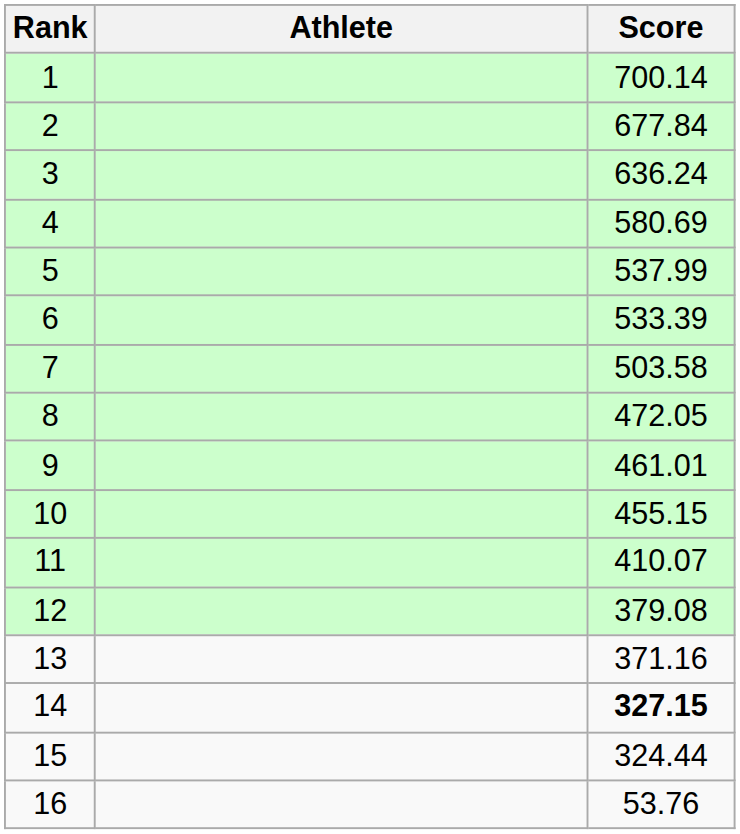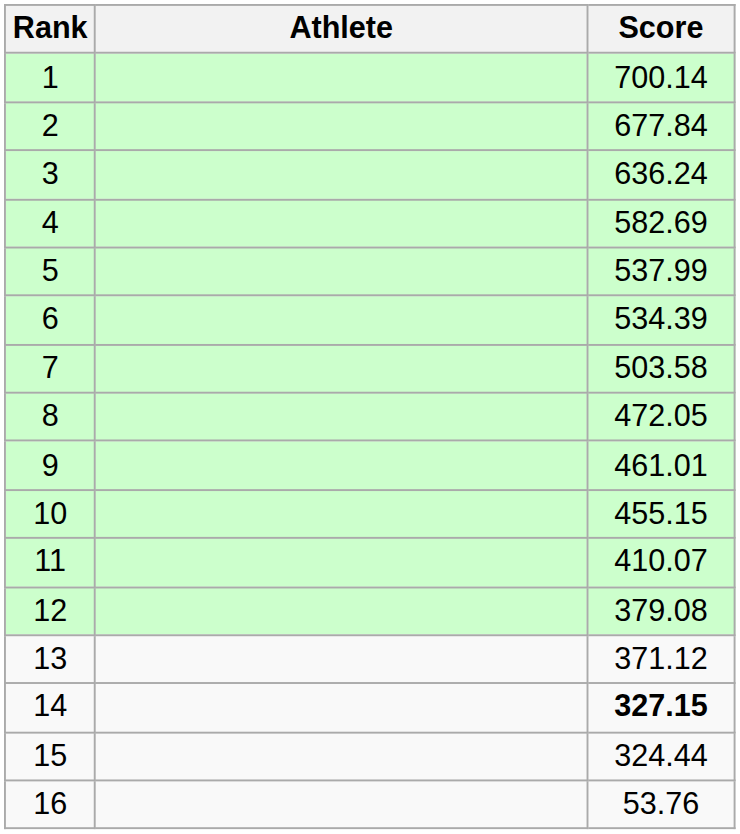(661, 222) 580.69 -> (661, 222) 582.69
(661, 319) 533.39 -> (661, 319) 534.39
(661, 658) 371.16 -> (661, 658) 371.12
